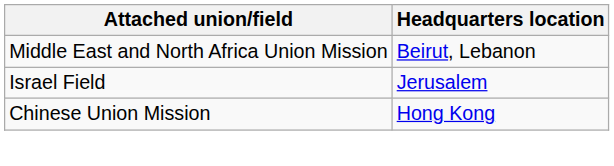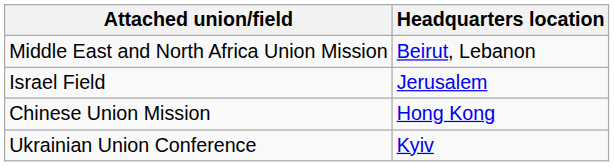+ row: (133, 144)
